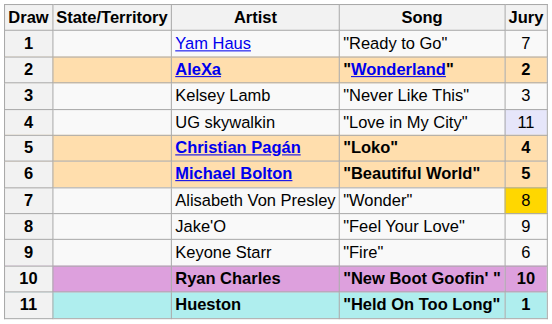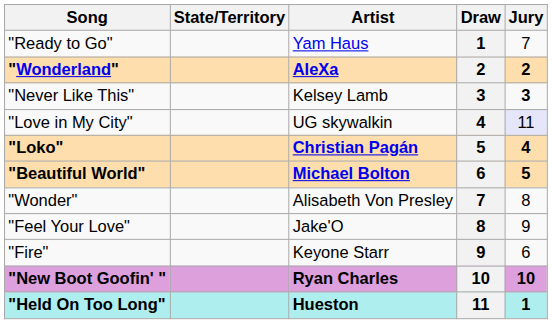columns swapped: (28, 17) <-> (422, 17)
(526, 95) normal -> (526, 95) bold
(526, 200) gold background -> (526, 200) no background
